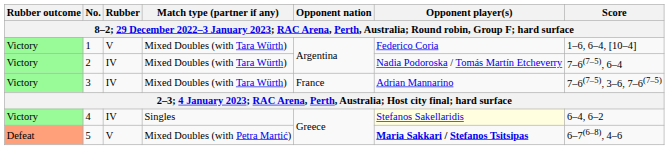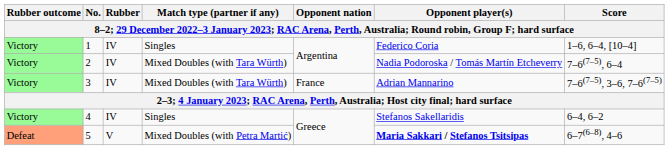(109, 45) V -> (111, 45) IV
(216, 45) Mixed Doubles (with Tara Würth) -> (160, 45) Singles
(420, 117) lightyellow background -> (420, 117) no background
